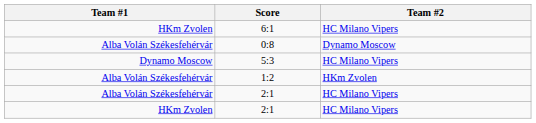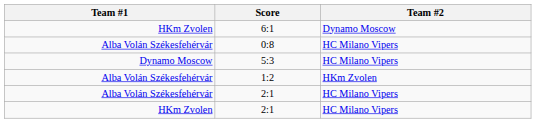(360, 28) HC Milano Vipers -> (359, 28) Dynamo Moscow
(359, 45) Dynamo Moscow -> (360, 45) HC Milano Vipers
